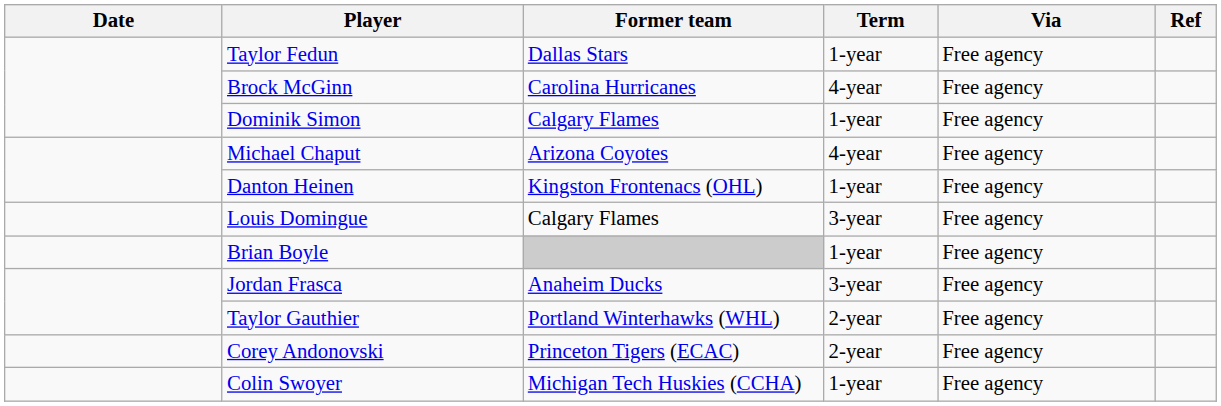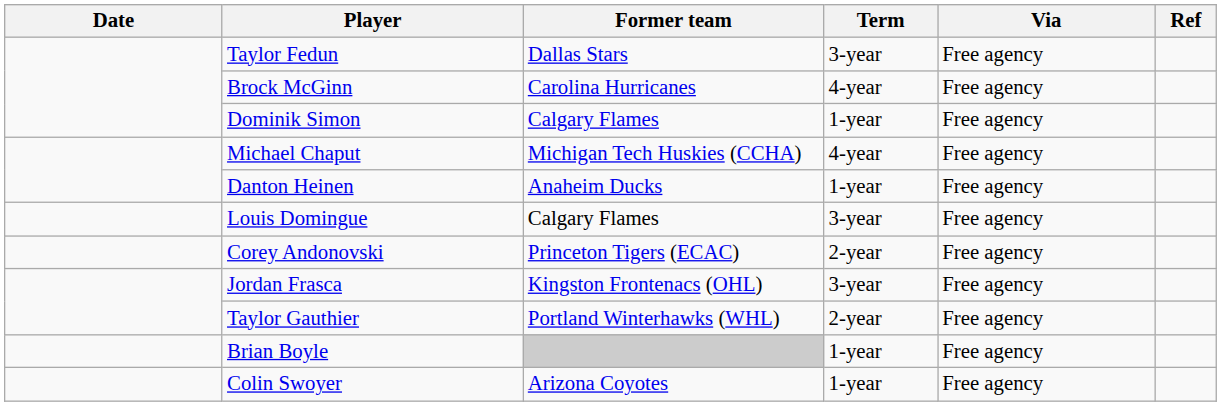(855, 53) 1-year -> (855, 53) 3-year
(598, 152) Arizona Coyotes -> (665, 152) Michigan Tech Huskies (CCHA)
(645, 185) Kingston Frontenacs (OHL) -> (595, 185) Anaheim Ducks
rows swapped: (278, 251) <-> (305, 350)
(595, 284) Anaheim Ducks -> (645, 284) Kingston Frontenacs (OHL)
(665, 383) Michigan Tech Huskies (CCHA) -> (598, 383) Arizona Coyotes
